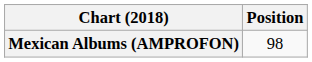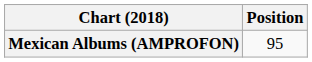(275, 43) 98 -> (275, 43) 95
